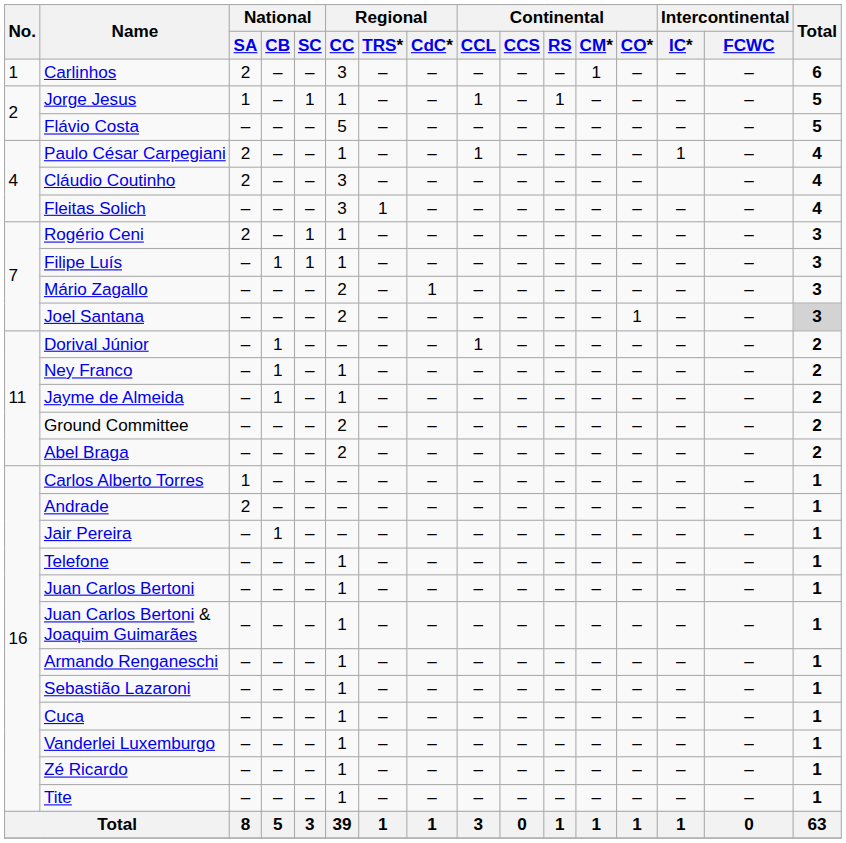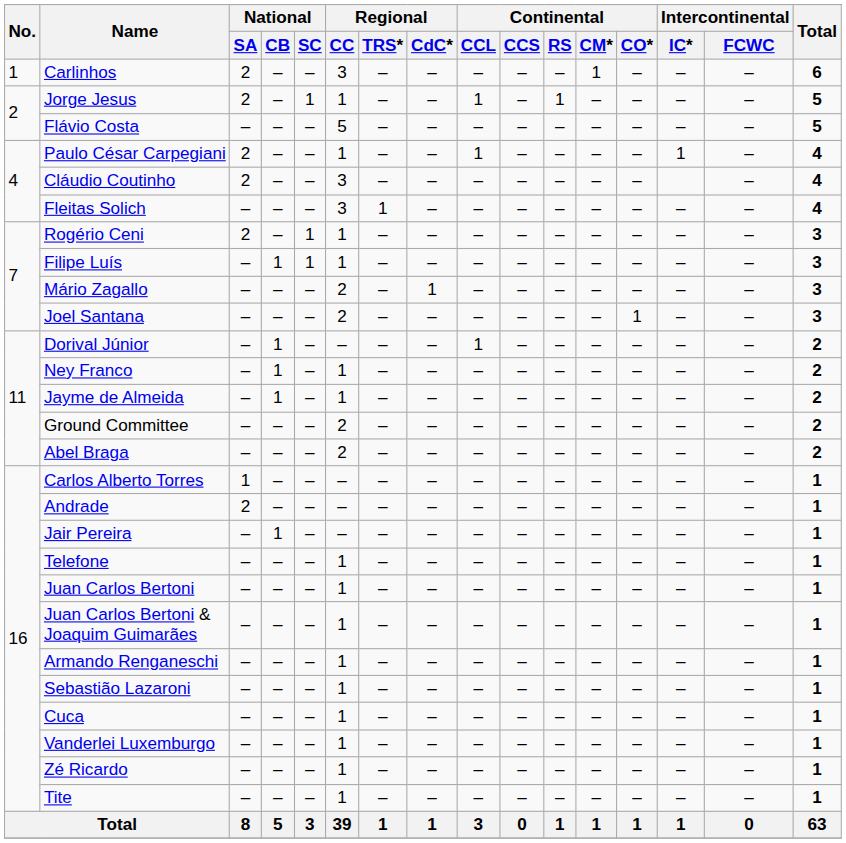(246, 99) 1 -> (246, 99) 2
(817, 316) lightgrey background -> (817, 316) no background
